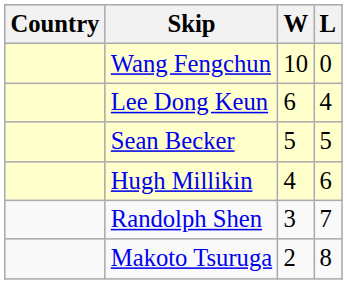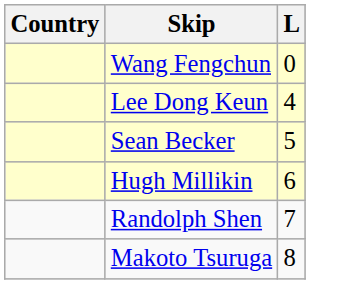- column: (296, 24)
